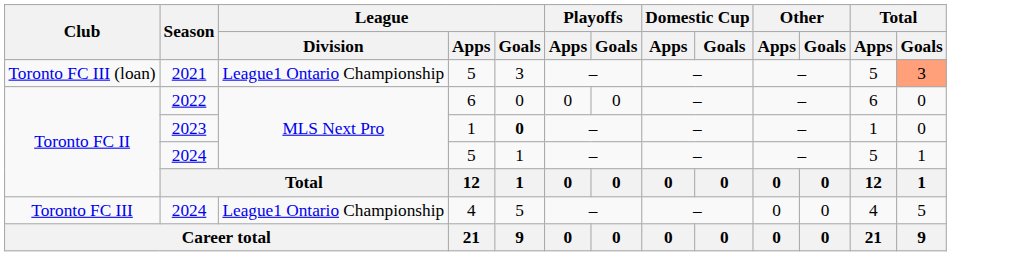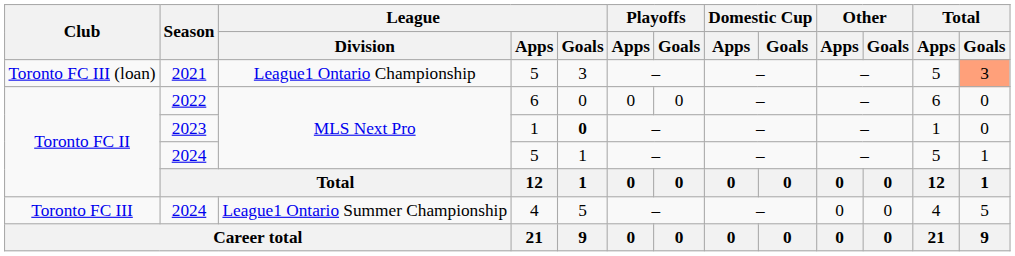(333, 210) League1 Ontario Championship -> (365, 210) League1 Ontario Summer Championship
